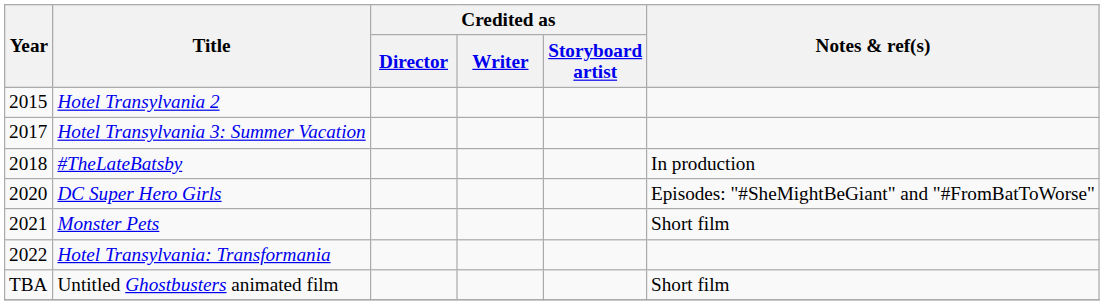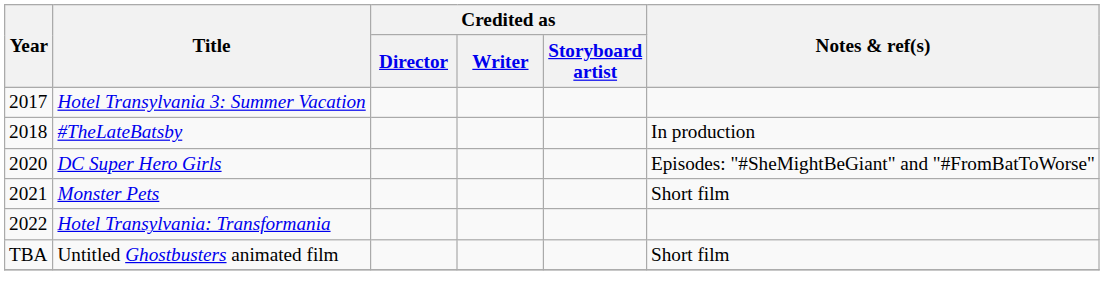- row: (139, 102)
